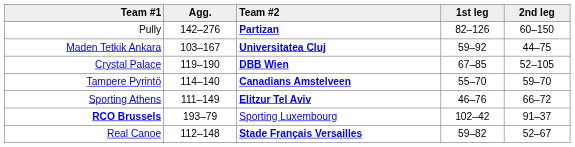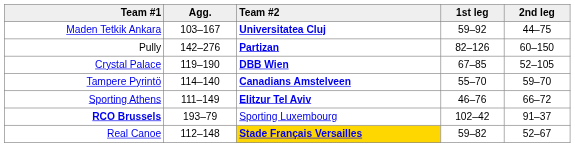rows swapped: (114, 47) <-> (150, 30)
(301, 134) no background -> (301, 134) gold background
